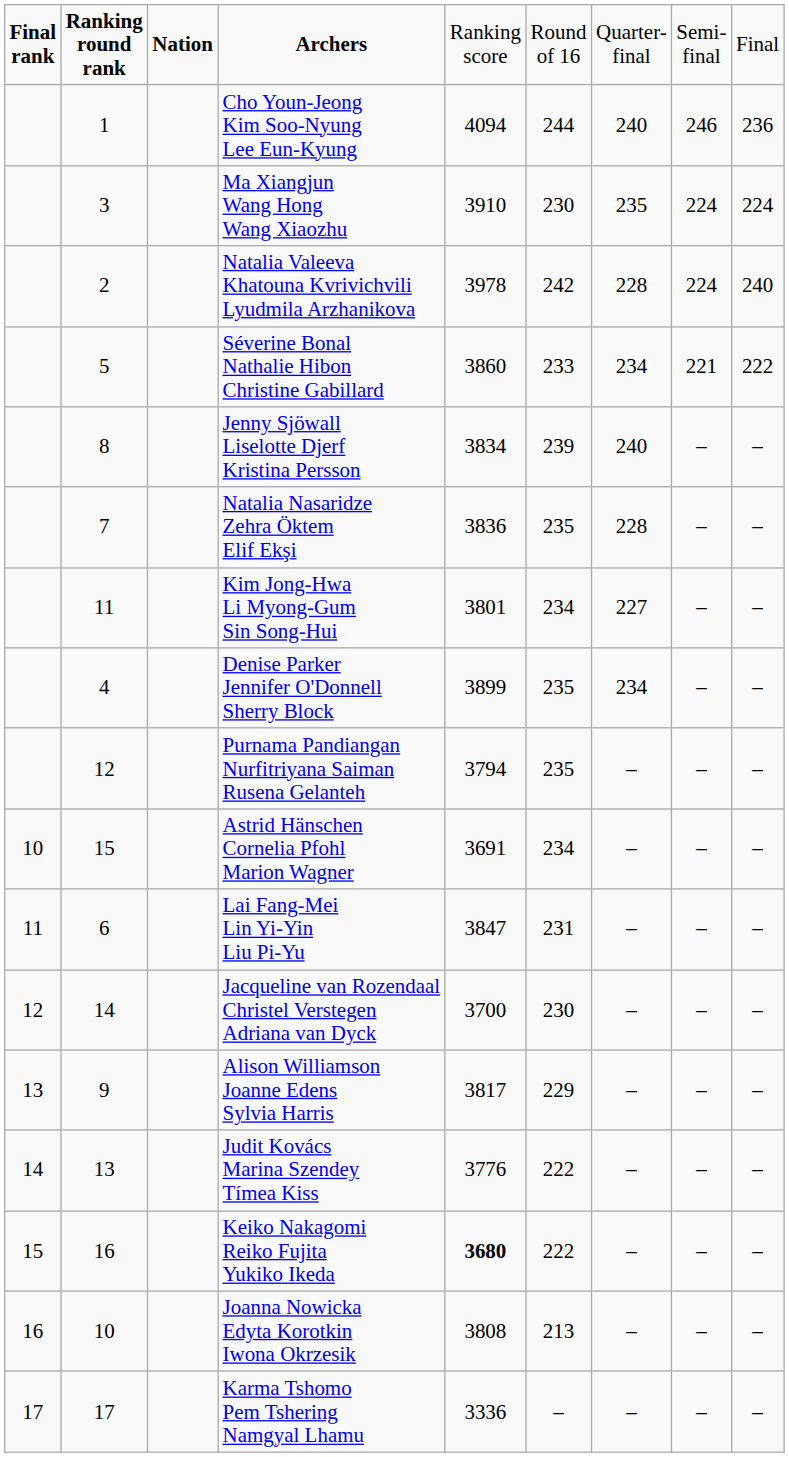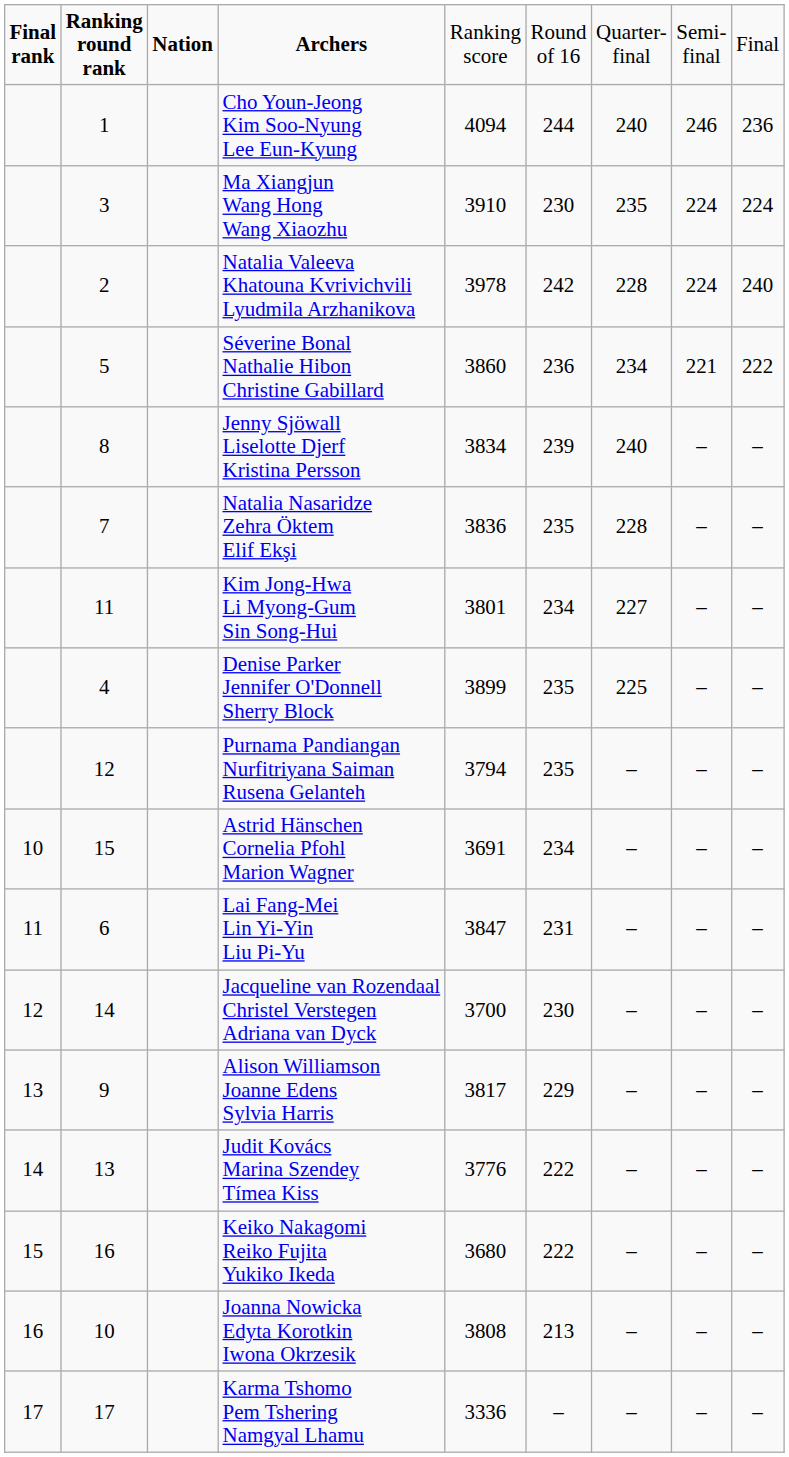(558, 366) 233 -> (558, 366) 236
(631, 687) 234 -> (631, 687) 225
(485, 1250) bold -> (485, 1250) normal
